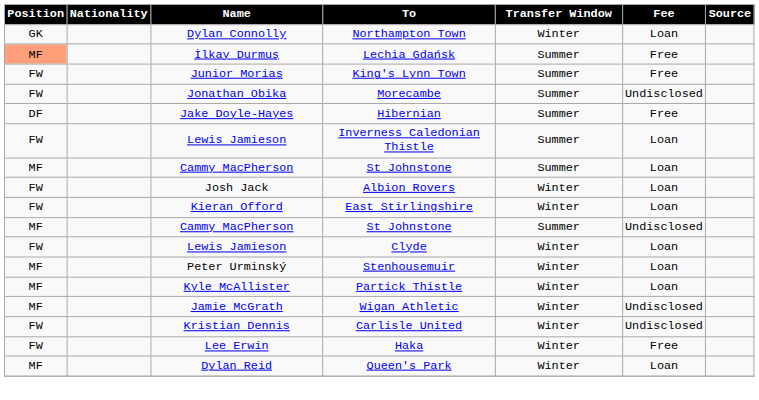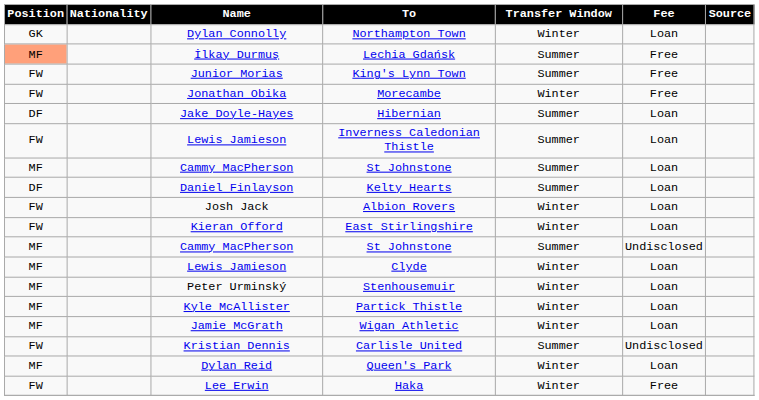(559, 94) Summer -> (559, 94) Winter
(664, 94) Undisclosed -> (664, 94) Free
(664, 113) Free -> (664, 113) Loan
+ row: (237, 187)
(36, 247) FW -> (36, 266) MF
(664, 306) Undisclosed -> (664, 326) Loan
(559, 326) Winter -> (559, 346) Summer
rows swapped: (237, 366) <-> (237, 346)
